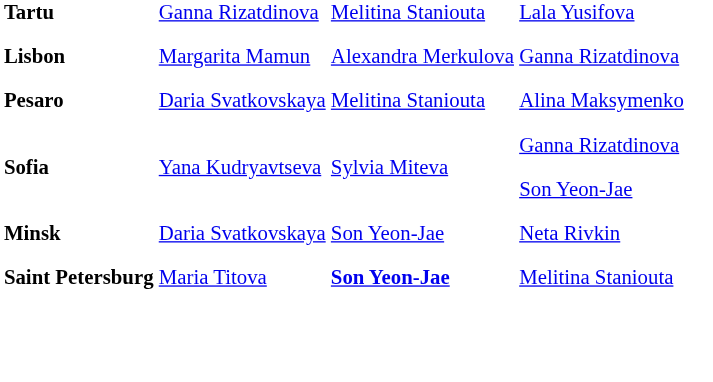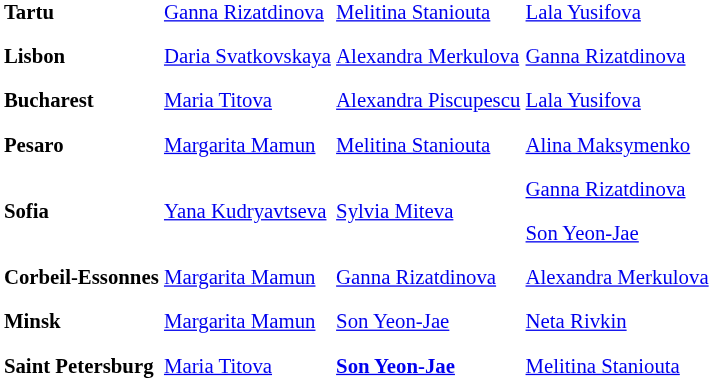(235, 56) Margarita Mamun -> (247, 56) Daria Svatkovskaya
+ row: (49, 100)
(242, 100) Daria Svatkovskaya -> (240, 144) Margarita Mamun
+ row: (81, 277)
(242, 233) Daria Svatkovskaya -> (240, 321) Margarita Mamun
